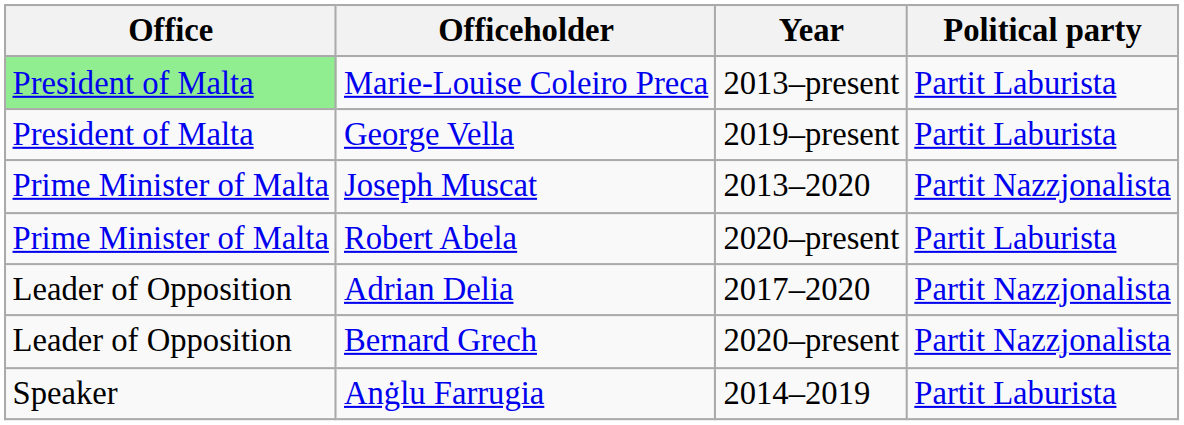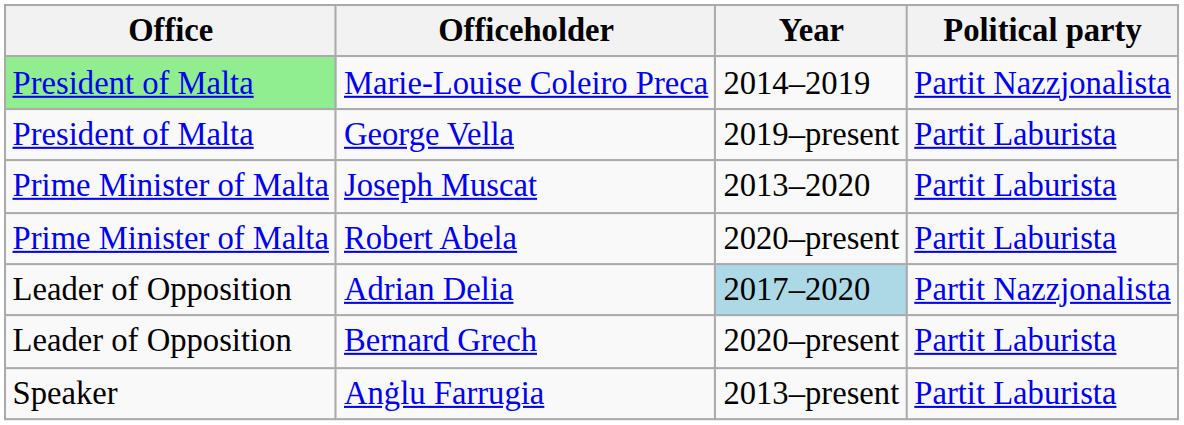(811, 82) 2013–present -> (797, 82) 2014–2019
(1015, 82) Partit Laburista -> (1043, 82) Partit Nazzjonalista
(1043, 185) Partit Nazzjonalista -> (1015, 185) Partit Laburista
(797, 289) no background -> (797, 289) lightblue background
(1043, 340) Partit Nazzjonalista -> (1015, 340) Partit Laburista
(797, 392) 2014–2019 -> (811, 392) 2013–present
